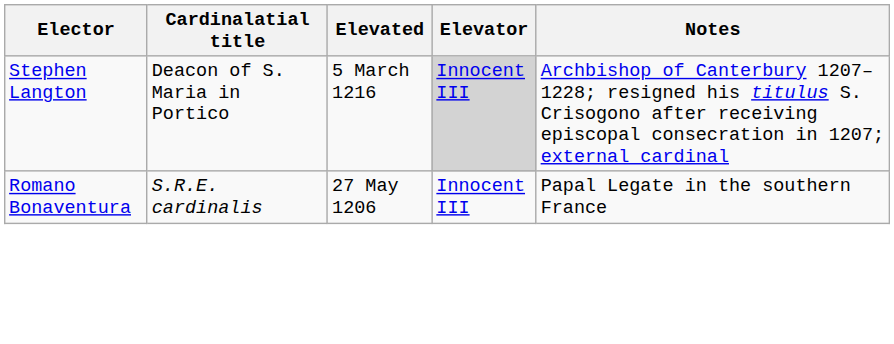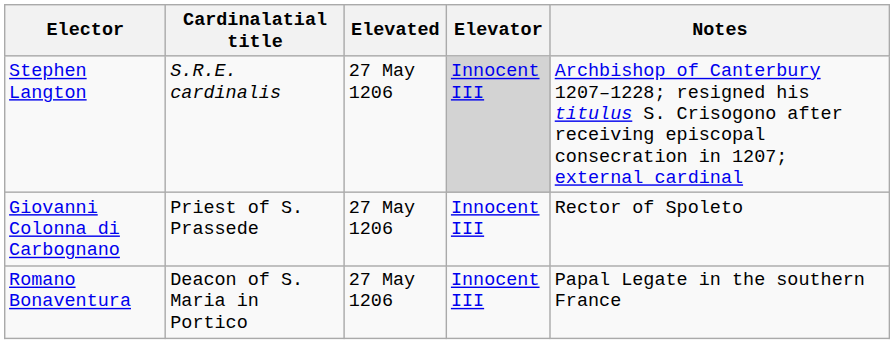(218, 92) Deacon of S. Maria in Portico -> (226, 82) S.R.E. cardinalis
(371, 82) 5 March 1216 -> (382, 82) 27 May 1206
+ row: (64, 229)
(207, 197) S.R.E. cardinalis -> (237, 302) Deacon of S. Maria in Portico
